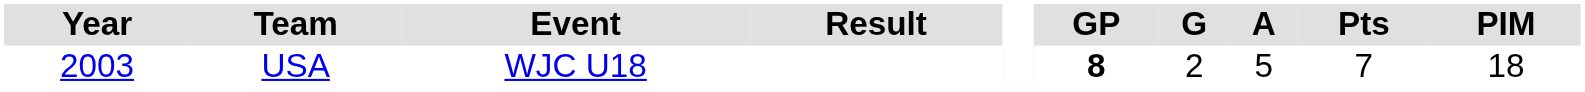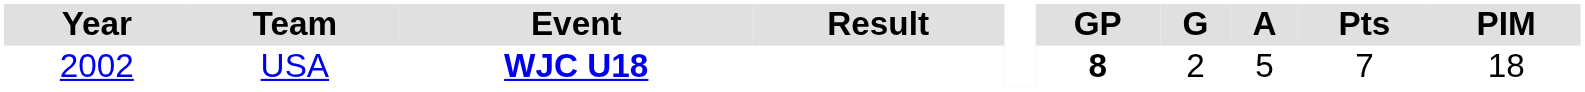(97, 65) 2003 -> (97, 65) 2002
(576, 65) normal -> (576, 65) bold
